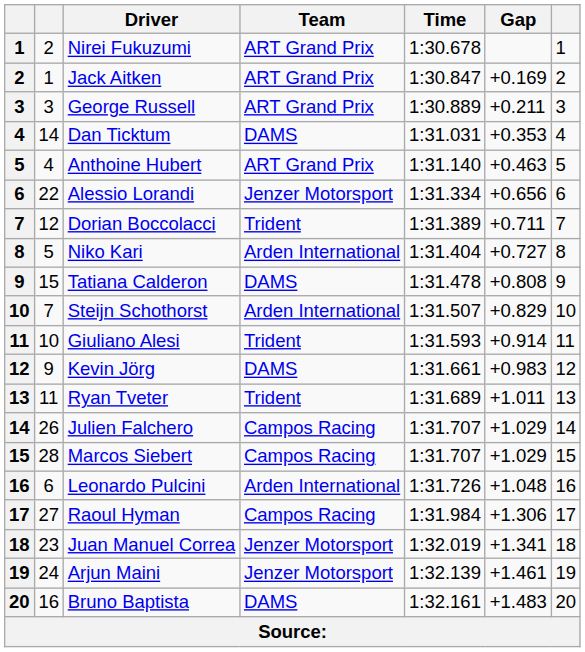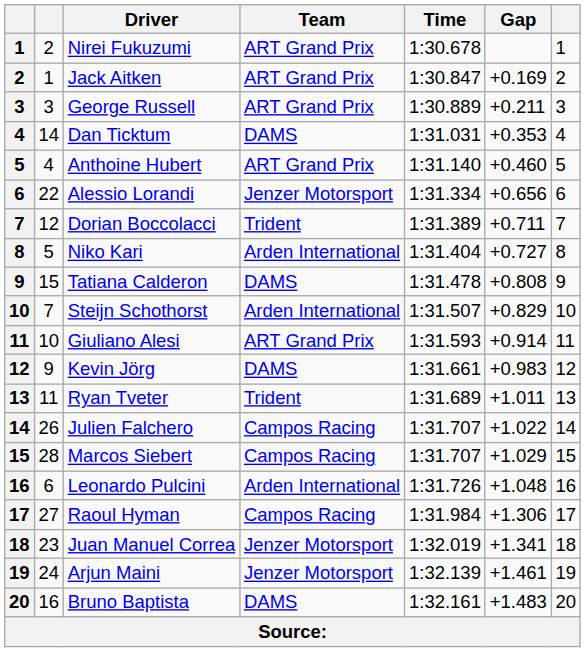(518, 165) +0.463 -> (518, 165) +0.460
(272, 340) Trident -> (309, 340) ART Grand Prix
(518, 427) +1.029 -> (518, 427) +1.022
